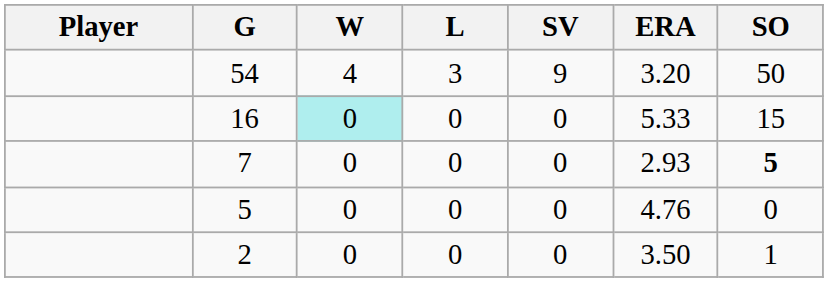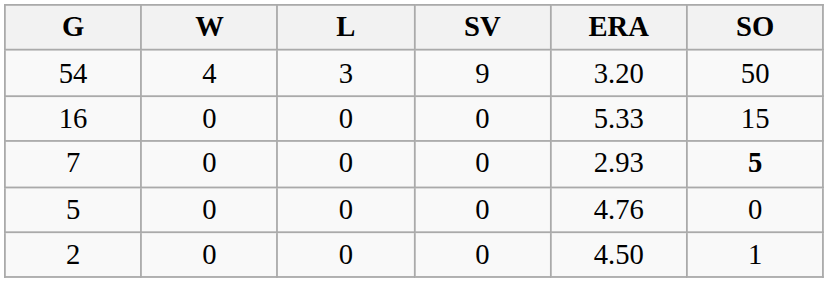- column: (98, 27)
(350, 118) paleturquoise background -> (209, 118) no background
(665, 254) 3.50 -> (619, 254) 4.50
